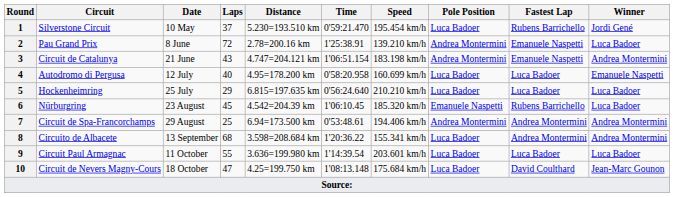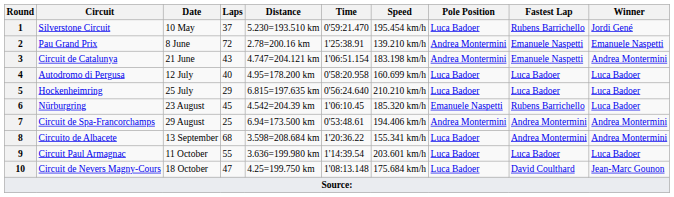(616, 43) Luca Badoer -> (627, 43) Emanuele Naspetti
(627, 74) Emanuele Naspetti -> (616, 74) Luca Badoer
